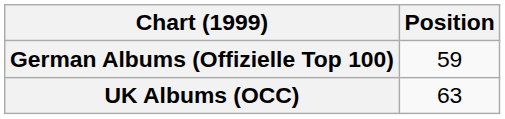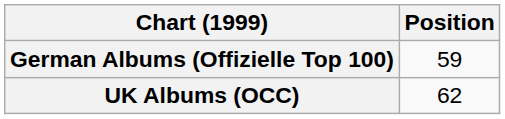(450, 95) 63 -> (450, 95) 62
